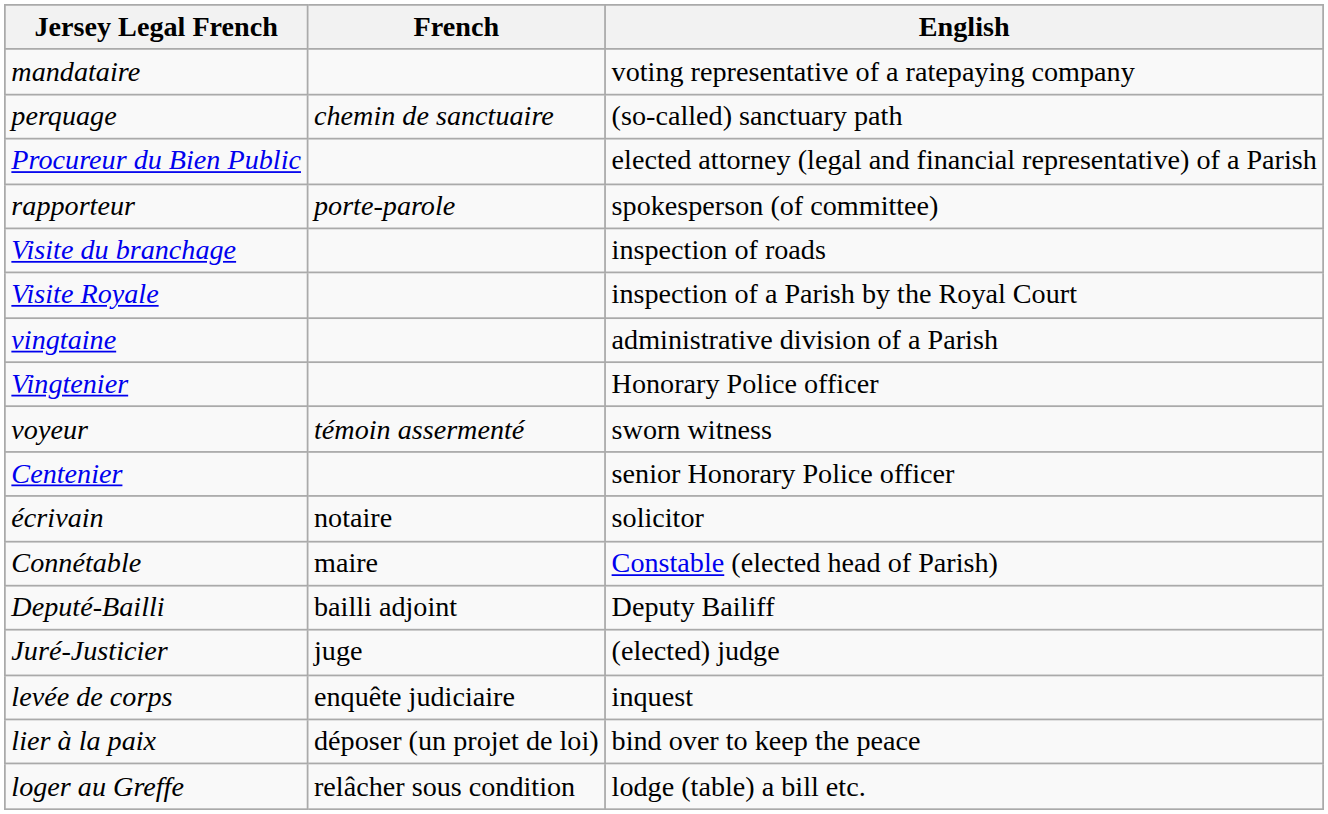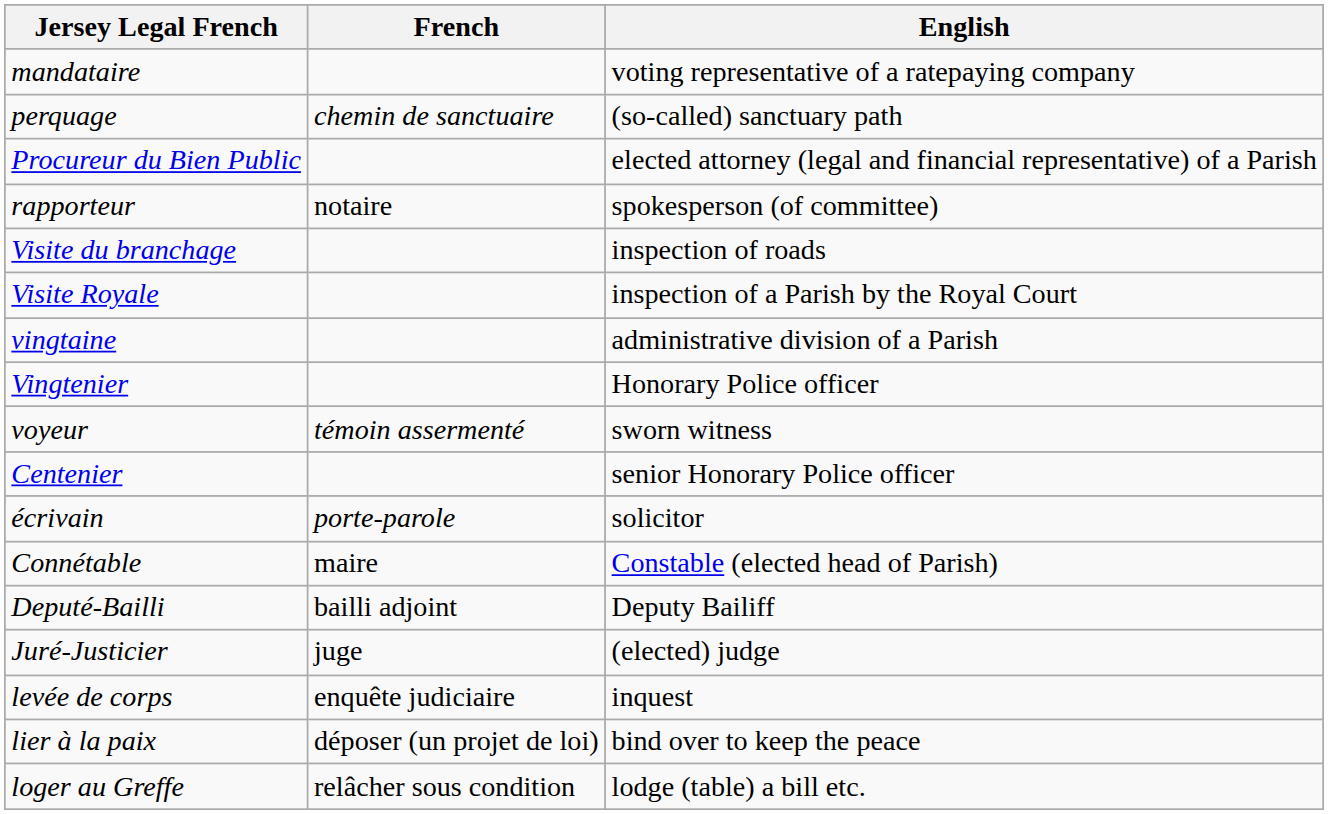(385, 205) porte-parole -> (353, 205) notaire
(353, 518) notaire -> (385, 518) porte-parole
